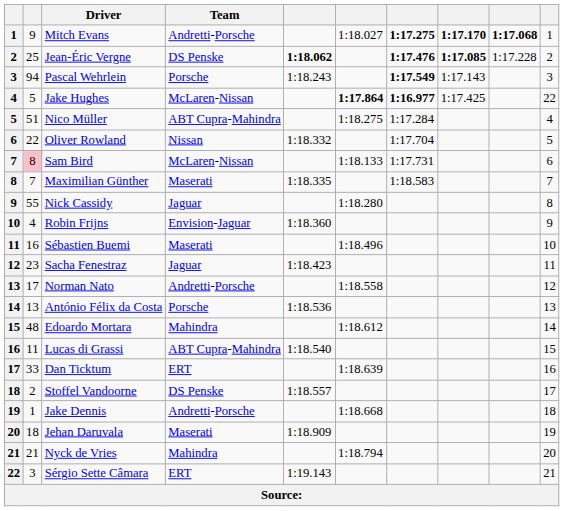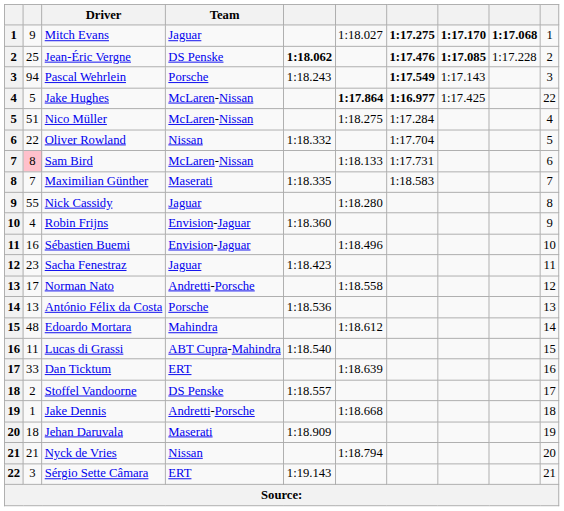(212, 35) Andretti-Porsche -> (185, 35) Jaguar
(225, 118) ABT Cupra-Mahindra -> (211, 118) McLaren-Nissan
(190, 244) Maserati -> (209, 244) Envision-Jaguar
(193, 452) Mahindra -> (186, 452) Nissan
